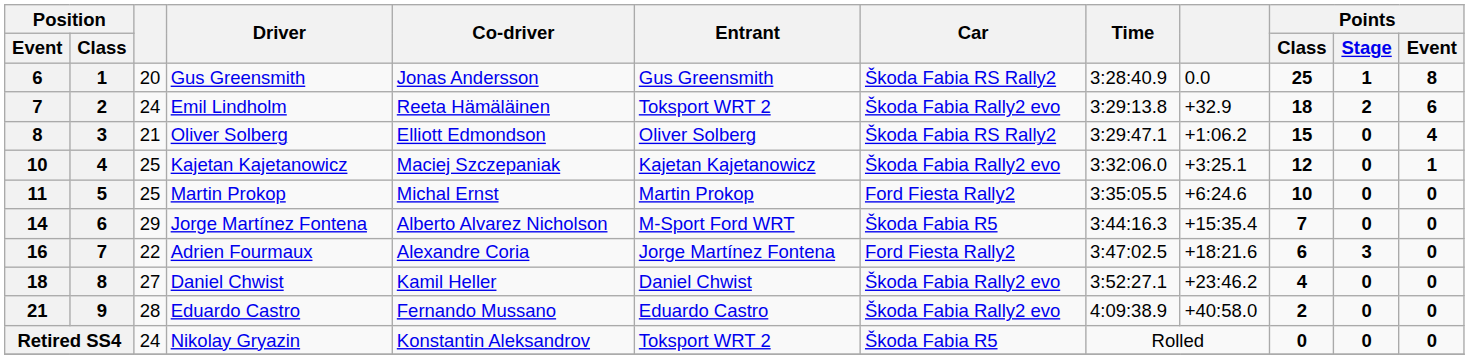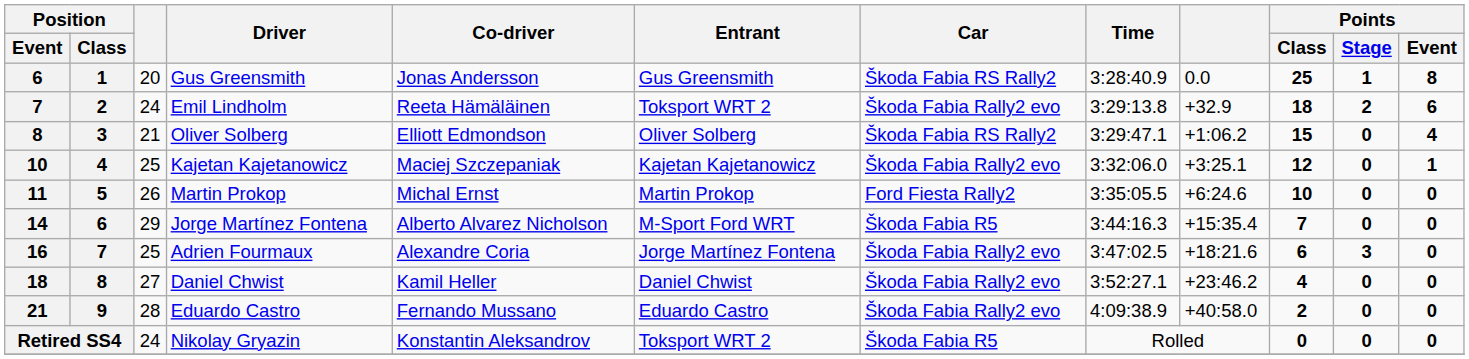(150, 194) 25 -> (150, 194) 26
(150, 252) 22 -> (150, 252) 25
(940, 252) Ford Fiesta Rally2 -> (963, 252) Škoda Fabia Rally2 evo
